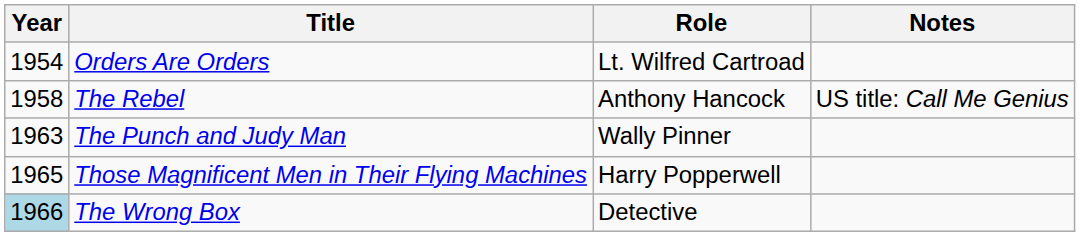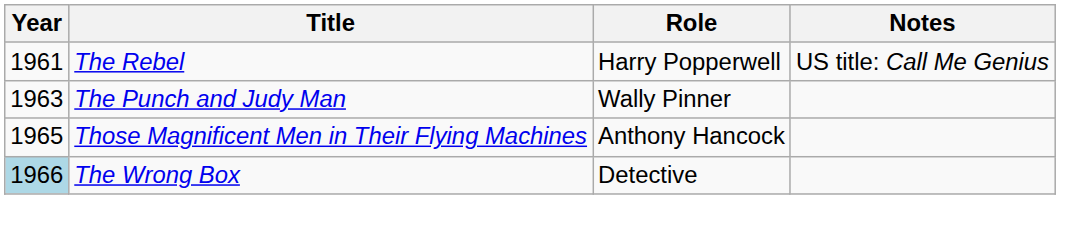- row: (172, 61)
(37, 99) 1958 -> (37, 61) 1961
(691, 99) Anthony Hancock -> (689, 61) Harry Popperwell
(689, 174) Harry Popperwell -> (691, 136) Anthony Hancock
